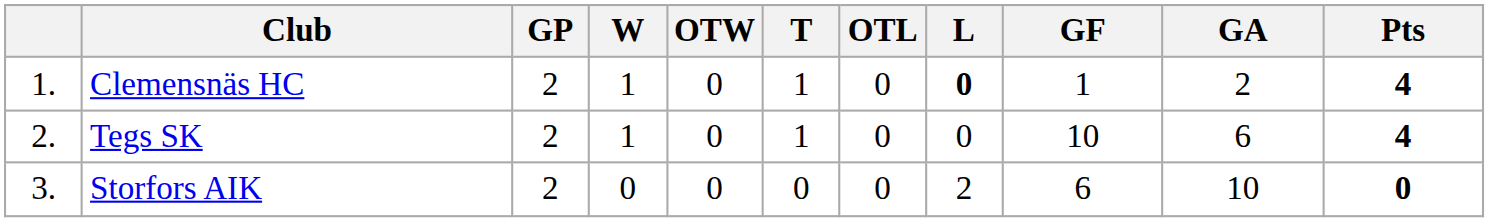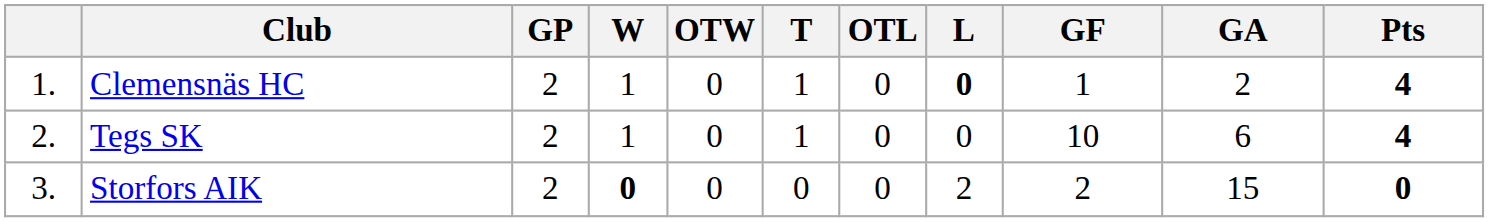(628, 188) normal -> (628, 188) bold
(1083, 188) 6 -> (1083, 188) 2
(1243, 188) 10 -> (1243, 188) 15
